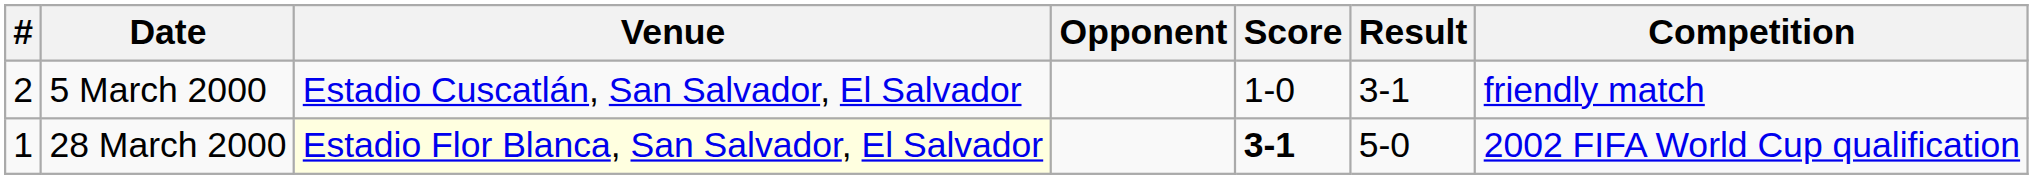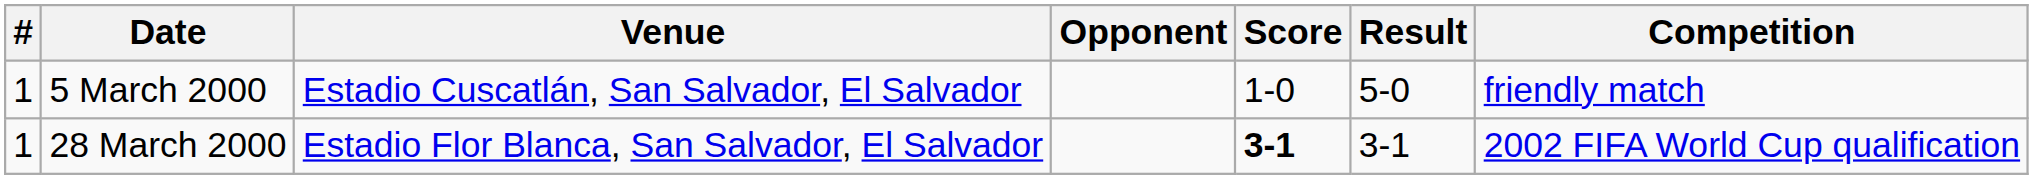(23, 88) 2 -> (23, 88) 1
(1384, 88) 3-1 -> (1384, 88) 5-0
(673, 145) lightyellow background -> (673, 145) no background
(1384, 145) 5-0 -> (1384, 145) 3-1
